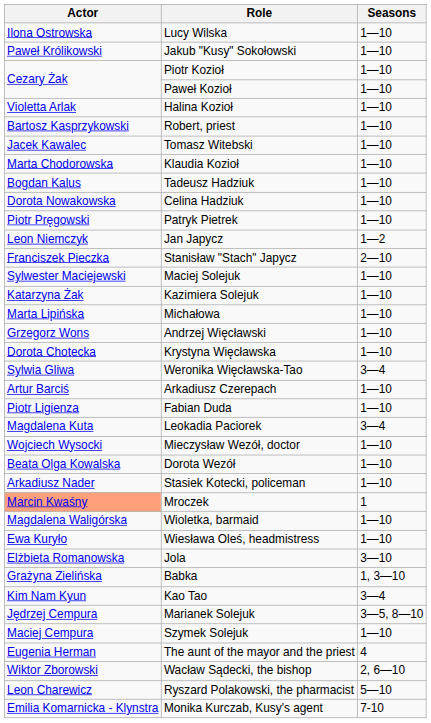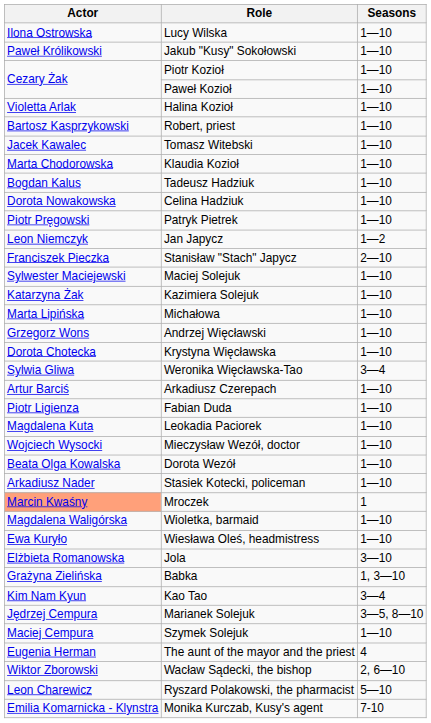(373, 426) 3—4 -> (376, 426) 1—10
